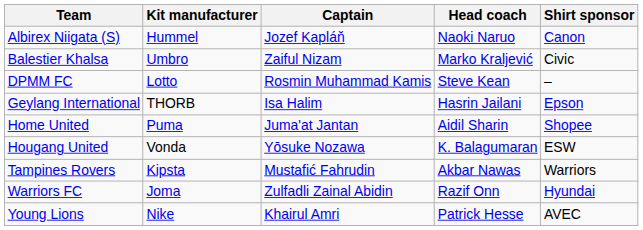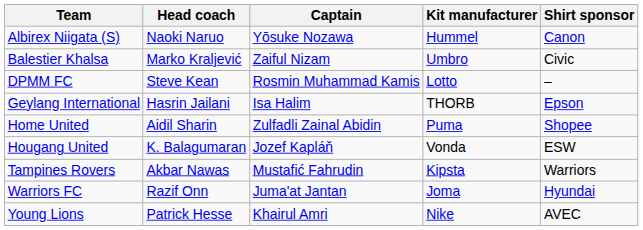columns swapped: (488, 15) <-> (202, 15)
(304, 37) Jozef Kapláň -> (303, 37) Yōsuke Nozawa
(311, 125) Juma'at Jantan -> (317, 125) Zulfadli Zainal Abidin
(314, 147) Yōsuke Nozawa -> (293, 147) Jozef Kapláň
(328, 192) Zulfadli Zainal Abidin -> (300, 192) Juma'at Jantan
